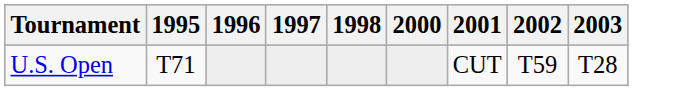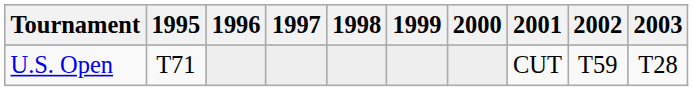+ column: (417, 24)
